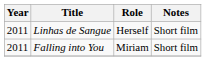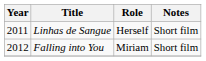(18, 47) 2011 -> (18, 47) 2012
